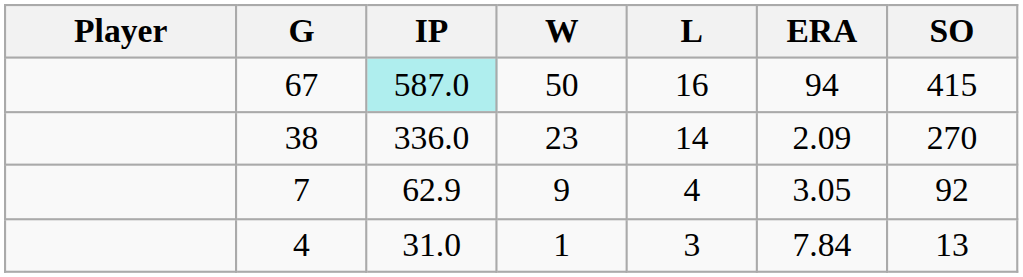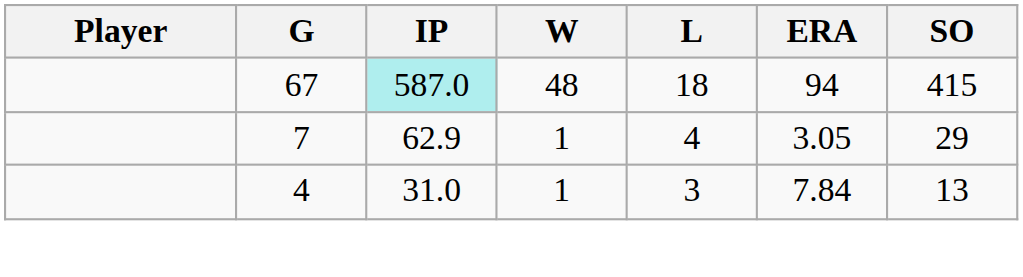(562, 84) 50 -> (562, 84) 48
(692, 84) 16 -> (692, 84) 18
- row: (301, 137)
(562, 191) 9 -> (562, 137) 1
(952, 191) 92 -> (952, 137) 29
